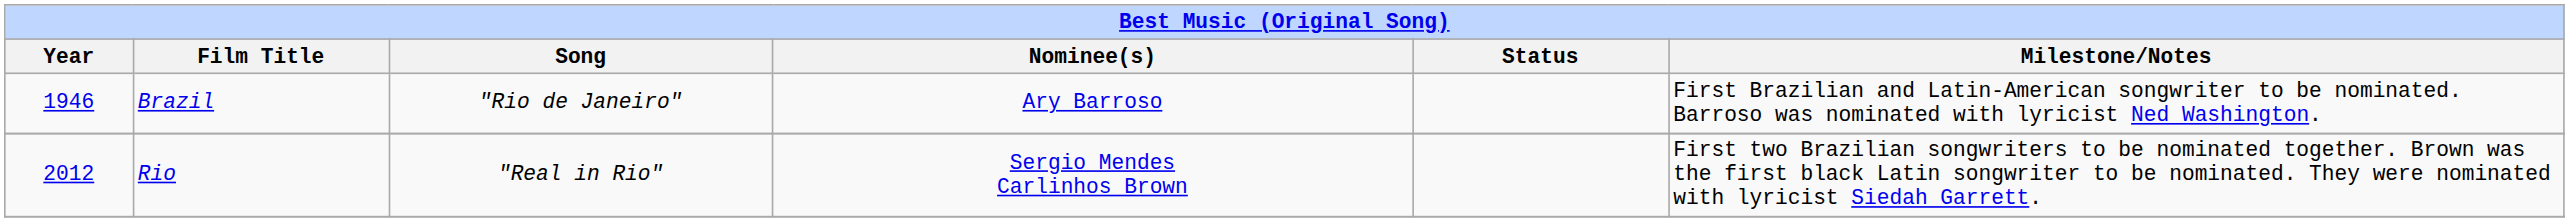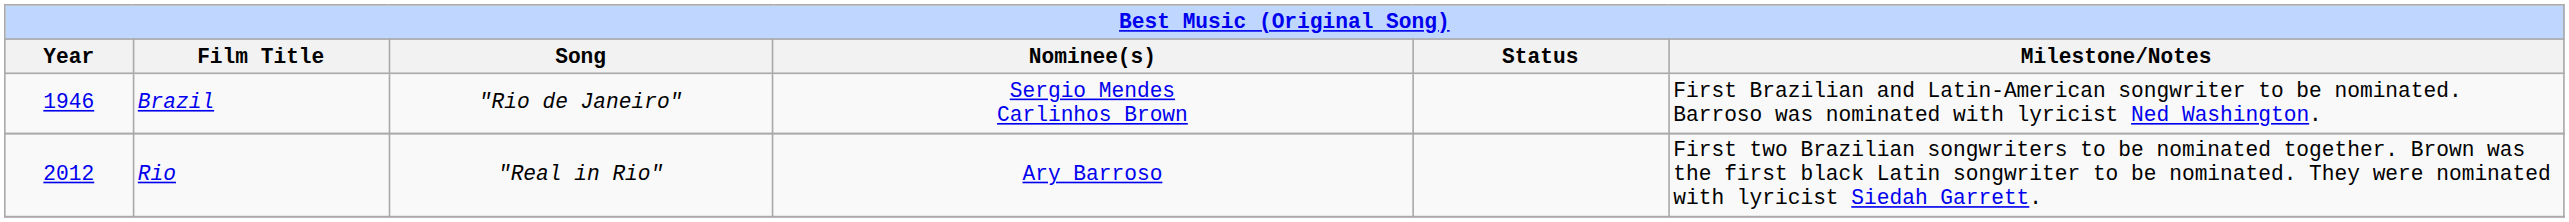(1092, 103) Ary Barroso -> (1092, 103) Sergio Mendes Carlinhos Brown
(1092, 175) Sergio Mendes Carlinhos Brown -> (1092, 175) Ary Barroso
